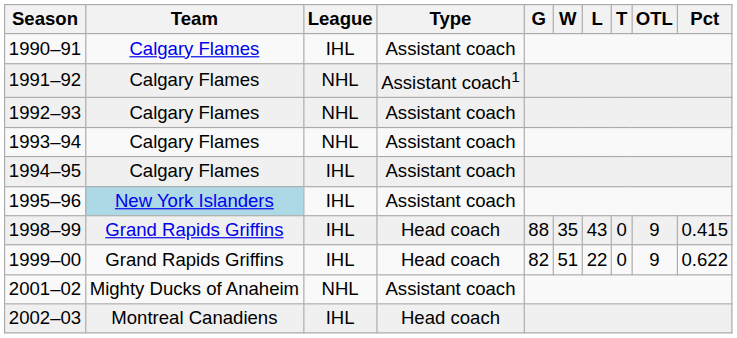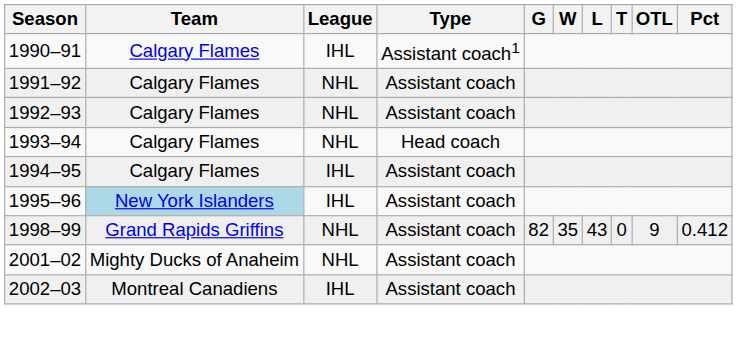(450, 48) Assistant coach -> (450, 51) Assistant coach1
(450, 80) Assistant coach1 -> (450, 83) Assistant coach
(450, 141) Assistant coach -> (450, 141) Head coach
(340, 230) IHL -> (340, 230) NHL
(450, 230) Head coach -> (450, 230) Assistant coach
(539, 230) 88 -> (539, 230) 82
(705, 230) 0.415 -> (705, 230) 0.412
- row: (45, 259)
(450, 318) Head coach -> (450, 289) Assistant coach
